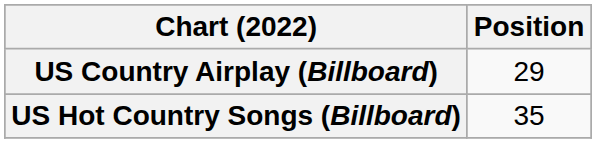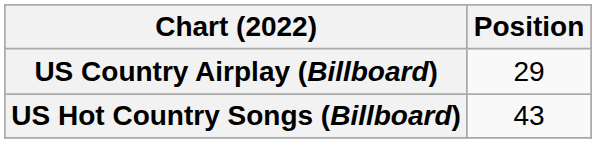(529, 115) 35 -> (529, 115) 43
